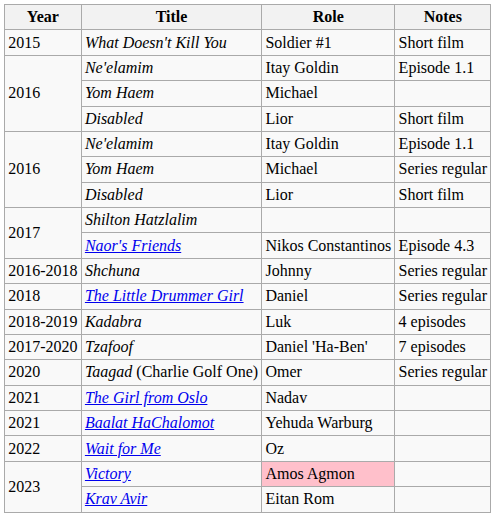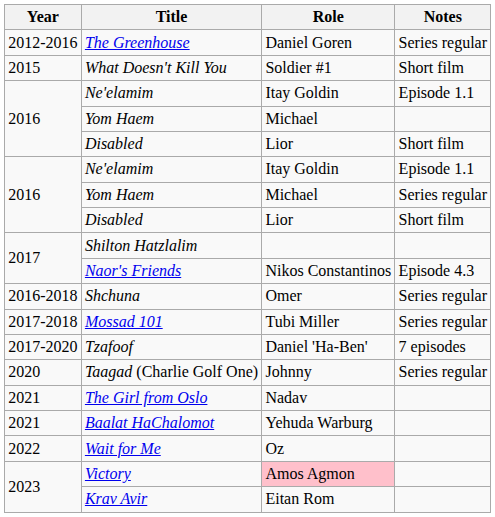+ row: (137, 42)
(289, 270) Johnny -> (284, 296) Omer
+ row: (124, 321)
- row: (164, 296)
- row: (113, 321)
(284, 372) Omer -> (289, 372) Johnny
